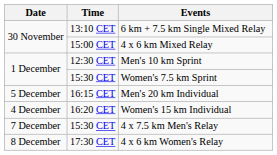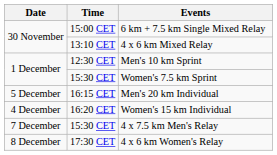(93, 28) 13:10 CET -> (93, 28) 15:00 CET
(93, 45) 15:00 CET -> (93, 45) 13:10 CET
